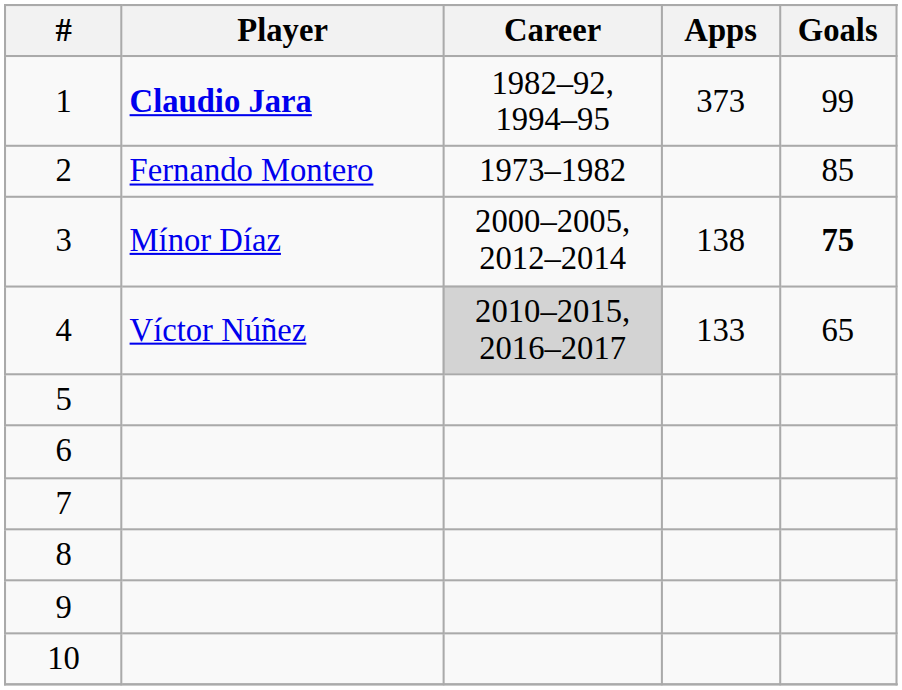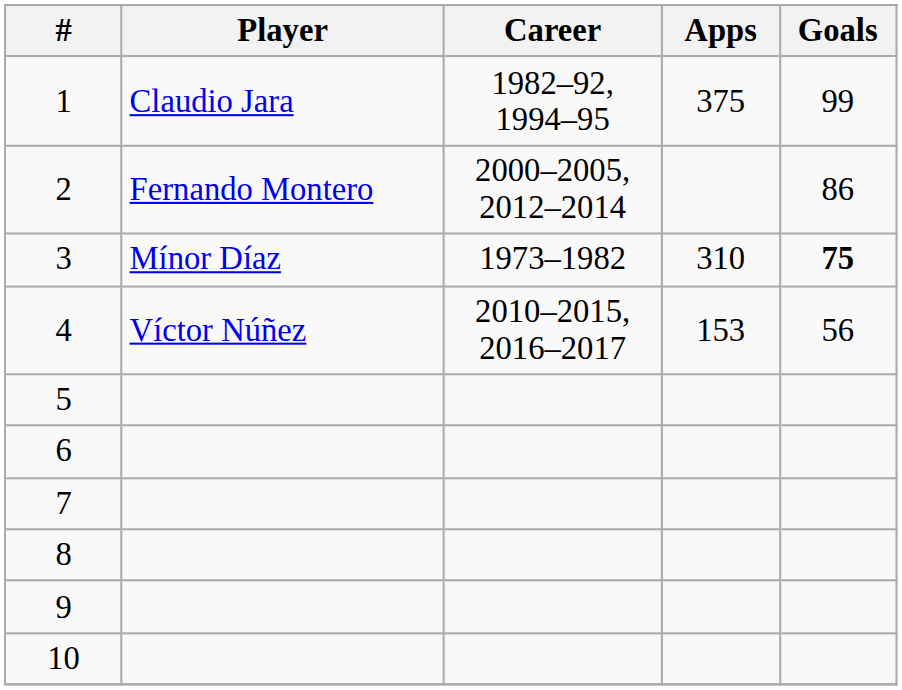(221, 100) bold -> (212, 100) normal
(721, 100) 373 -> (721, 100) 375
(553, 170) 1973–1982 -> (553, 188) 2000–2005, 2012–2014
(838, 170) 85 -> (838, 188) 86
(553, 240) 2000–2005, 2012–2014 -> (553, 259) 1973–1982
(721, 240) 138 -> (721, 259) 310
(553, 329) lightgrey background -> (553, 329) no background
(721, 329) 133 -> (721, 329) 153
(838, 329) 65 -> (838, 329) 56
